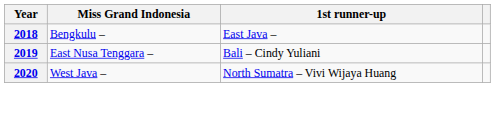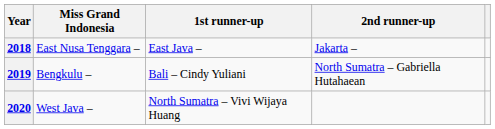+ column: (398, 21)
(77, 34) Bengkulu – -> (88, 48) East Nusa Tenggara –
(102, 53) East Nusa Tenggara – -> (64, 74) Bengkulu –
